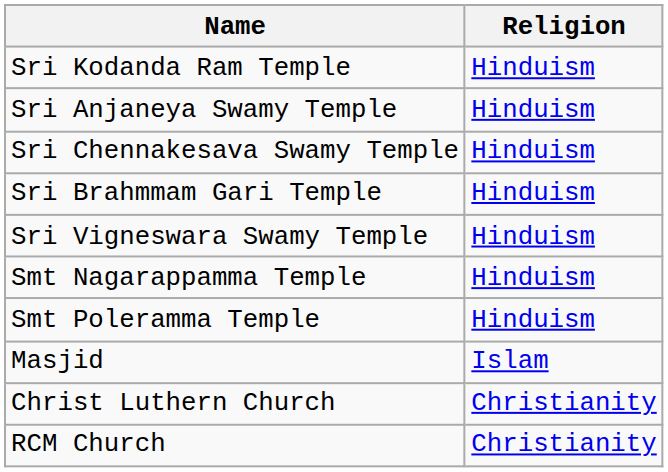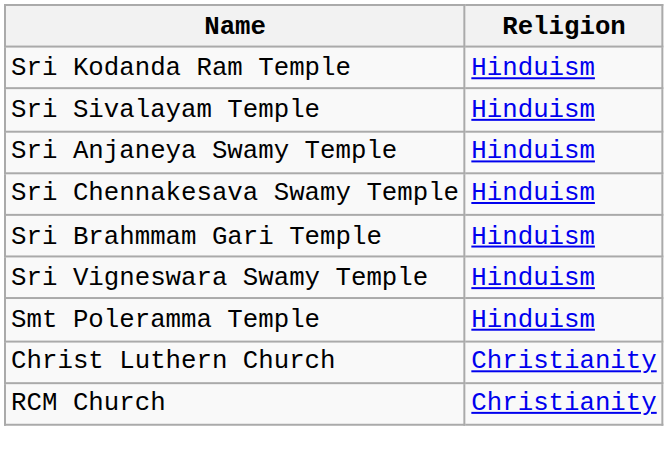+ row: (166, 110)
- row: (189, 278)
- row: (57, 362)
